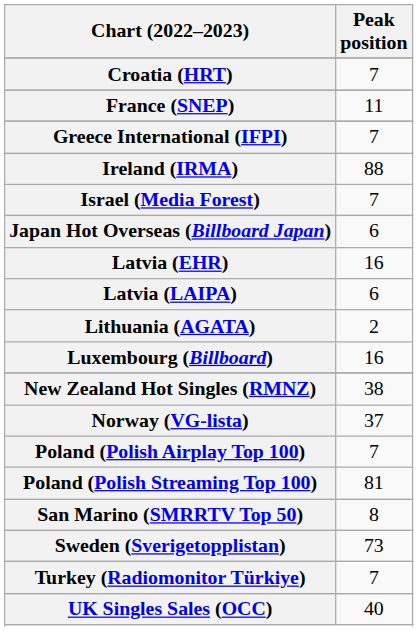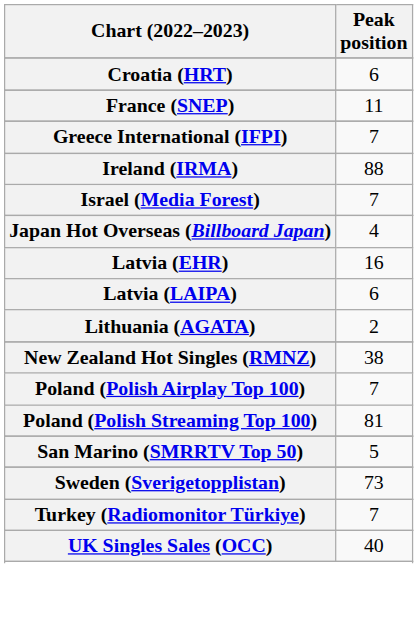(374, 74) 7 -> (374, 74) 6
(374, 231) 6 -> (374, 231) 4
- row: (170, 357)
- row: (170, 420)
(374, 514) 8 -> (374, 451) 5
